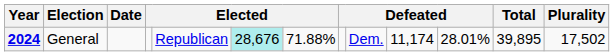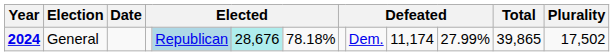(192, 39) no background -> (192, 39) lightblue background
(311, 39) 71.88% -> (311, 39) 78.18%
(465, 39) 28.01% -> (465, 39) 27.99%
(519, 39) 39,895 -> (519, 39) 39,865
